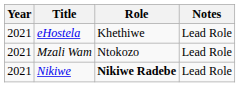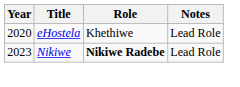(19, 33) 2021 -> (19, 33) 2020
- row: (64, 52)
(19, 71) 2021 -> (19, 52) 2023
